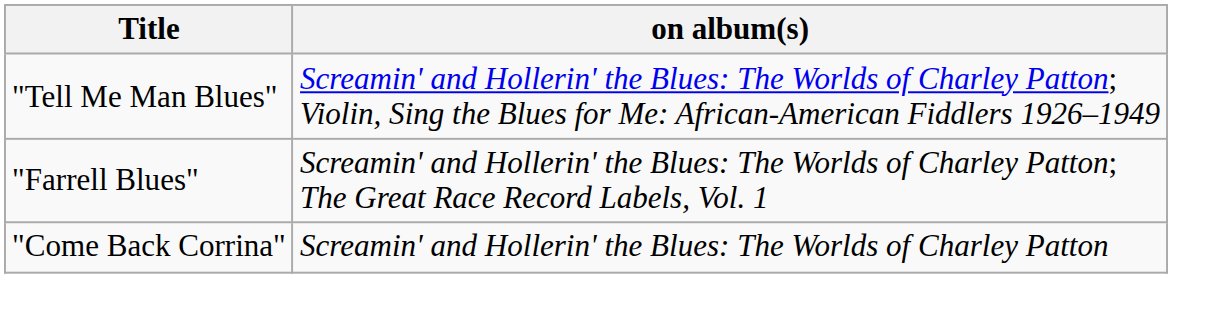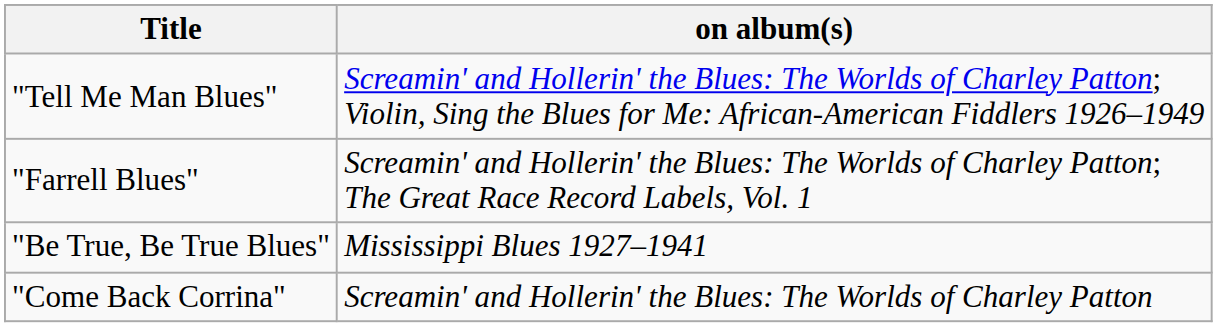+ row: (171, 246)
